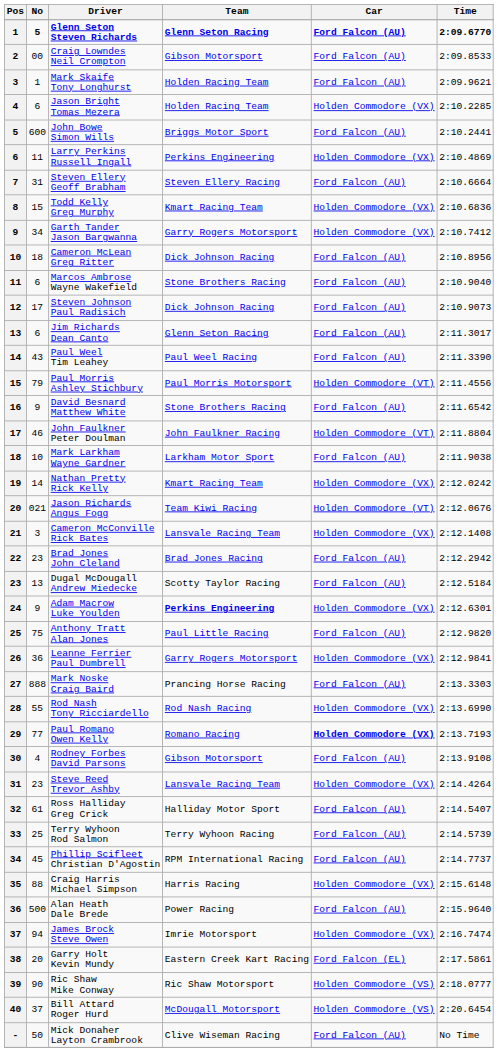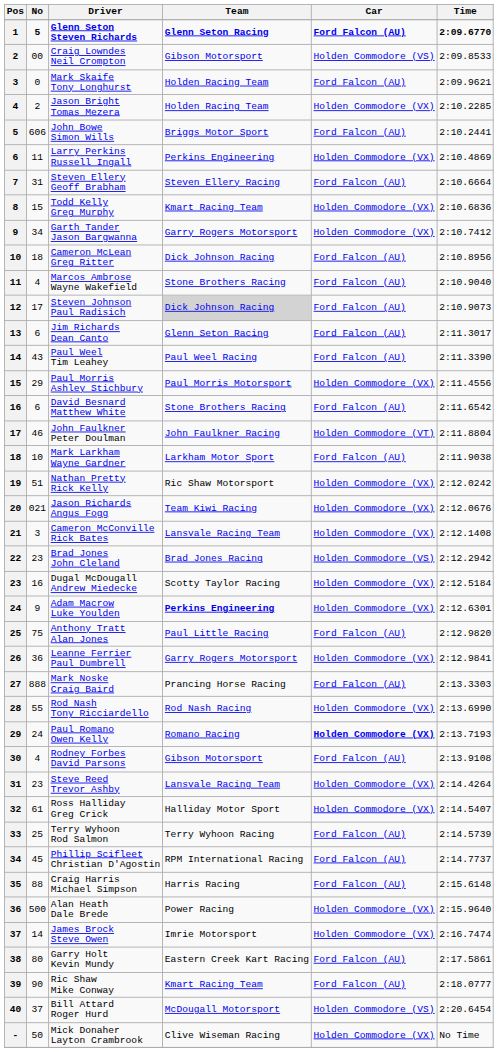(360, 57) Ford Falcon (AU) -> (374, 57) Holden Commodore (VS)
(37, 82) 1 -> (37, 82) 0
(37, 107) 6 -> (37, 107) 2
(37, 132) 600 -> (37, 132) 606
(37, 283) 6 -> (37, 283) 4
(220, 308) no background -> (220, 308) lightgrey background
(37, 383) 79 -> (37, 383) 29
(374, 383) Holden Commodore (VT) -> (374, 383) Holden Commodore (VX)
(37, 408) 9 -> (37, 408) 6
(37, 483) 14 -> (37, 483) 51
(214, 483) Kmart Racing Team -> (220, 483) Ric Shaw Motorsport
(374, 509) Holden Commodore (VT) -> (374, 509) Holden Commodore (VX)
(360, 559) Ford Falcon (AU) -> (374, 559) Holden Commodore (VS)
(37, 584) 13 -> (37, 584) 16
(360, 584) Ford Falcon (AU) -> (374, 584) Holden Commodore (VX)
(37, 734) 77 -> (37, 734) 24
(360, 809) Ford Falcon (AU) -> (374, 809) Holden Commodore (VX)
(374, 885) Holden Commodore (VX) -> (360, 885) Ford Falcon (AU)
(360, 910) Ford Falcon (AU) -> (374, 910) Holden Commodore (VX)
(37, 935) 94 -> (37, 935) 14
(37, 960) 20 -> (37, 960) 80
(360, 960) Ford Falcon (EL) -> (360, 960) Ford Falcon (AU)
(220, 985) Ric Shaw Motorsport -> (214, 985) Kmart Racing Team
(374, 985) Holden Commodore (VS) -> (360, 985) Ford Falcon (AU)
(360, 1035) Ford Falcon (AU) -> (374, 1035) Holden Commodore (VX)
